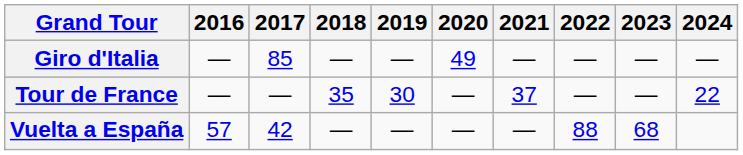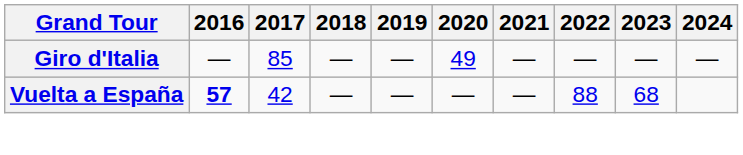- row: (97, 94)
(219, 130) normal -> (219, 94) bold
